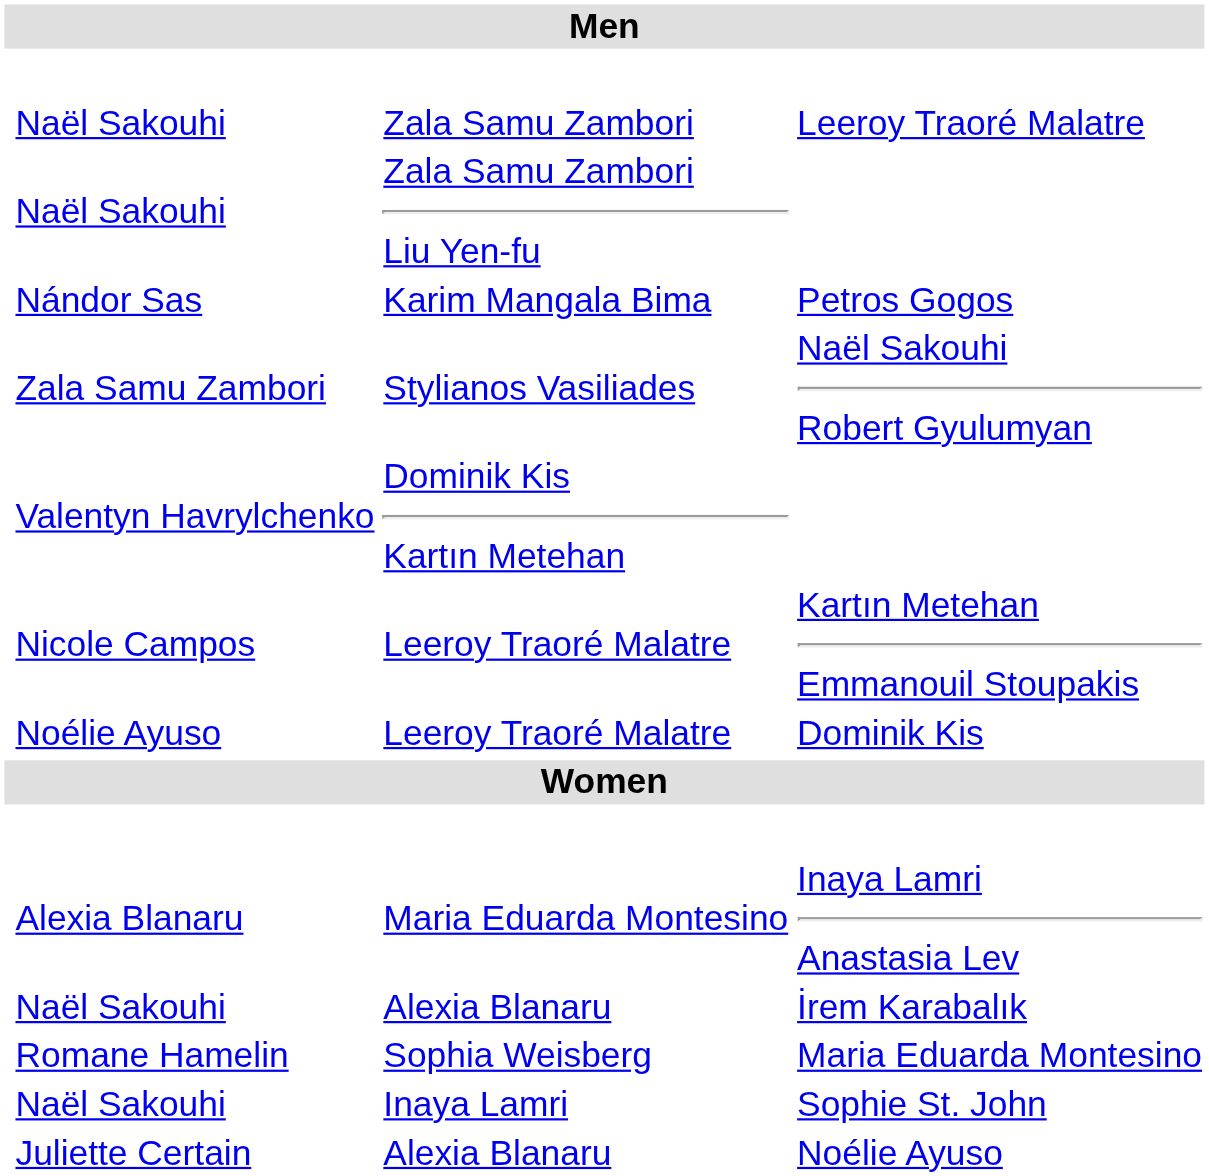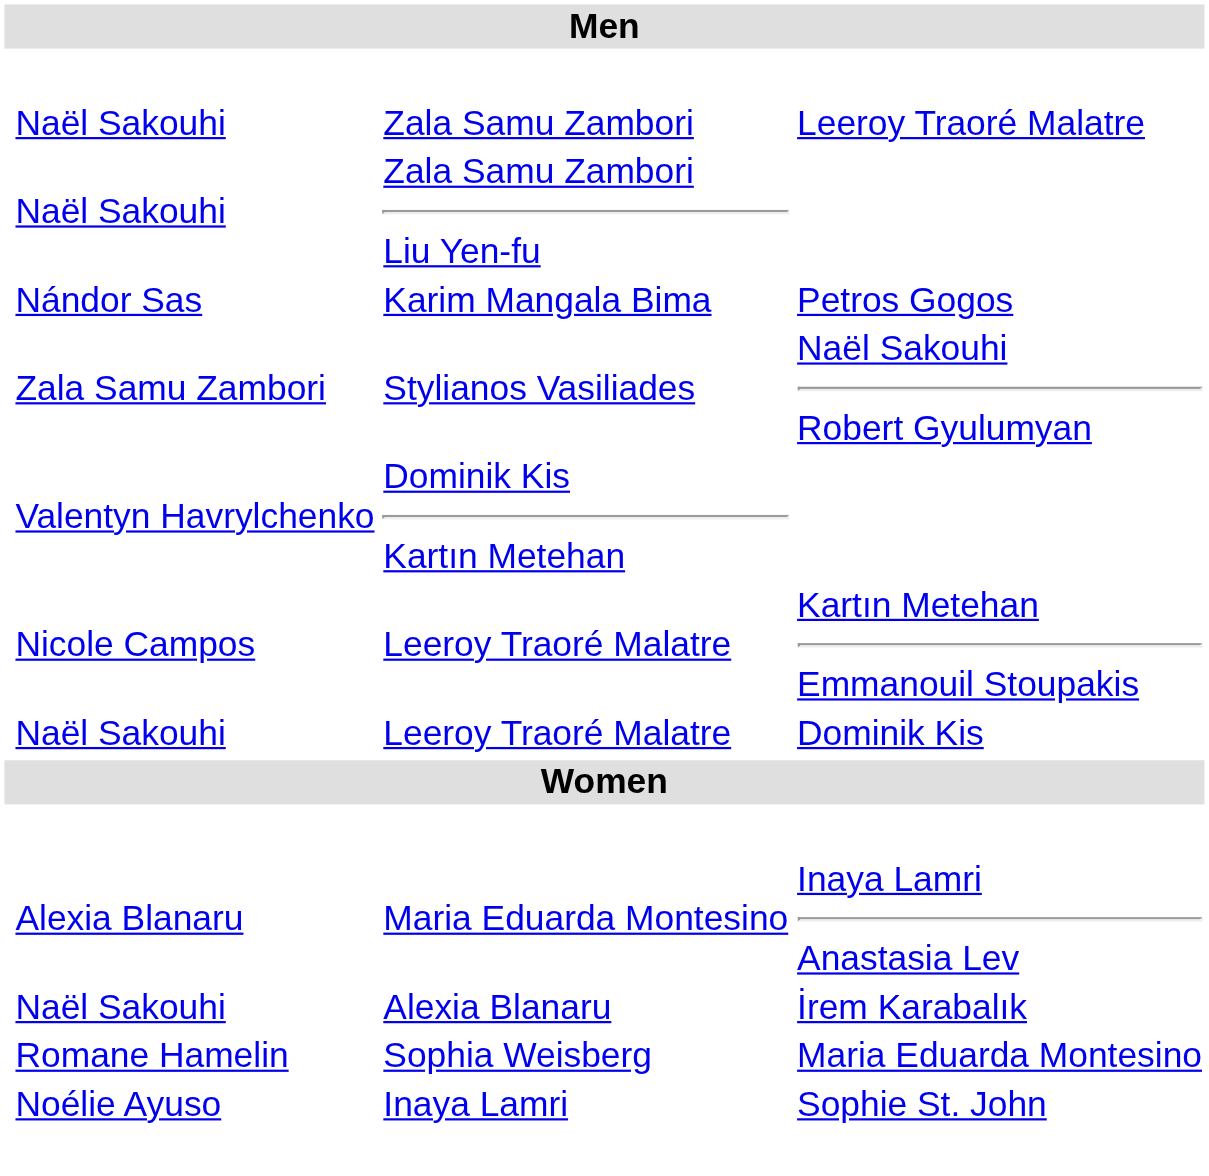(118, 733) Noélie Ayuso -> (121, 733) Naël Sakouhi
(121, 1104) Naël Sakouhi -> (118, 1104) Noélie Ayuso
- row: (497, 1153)
